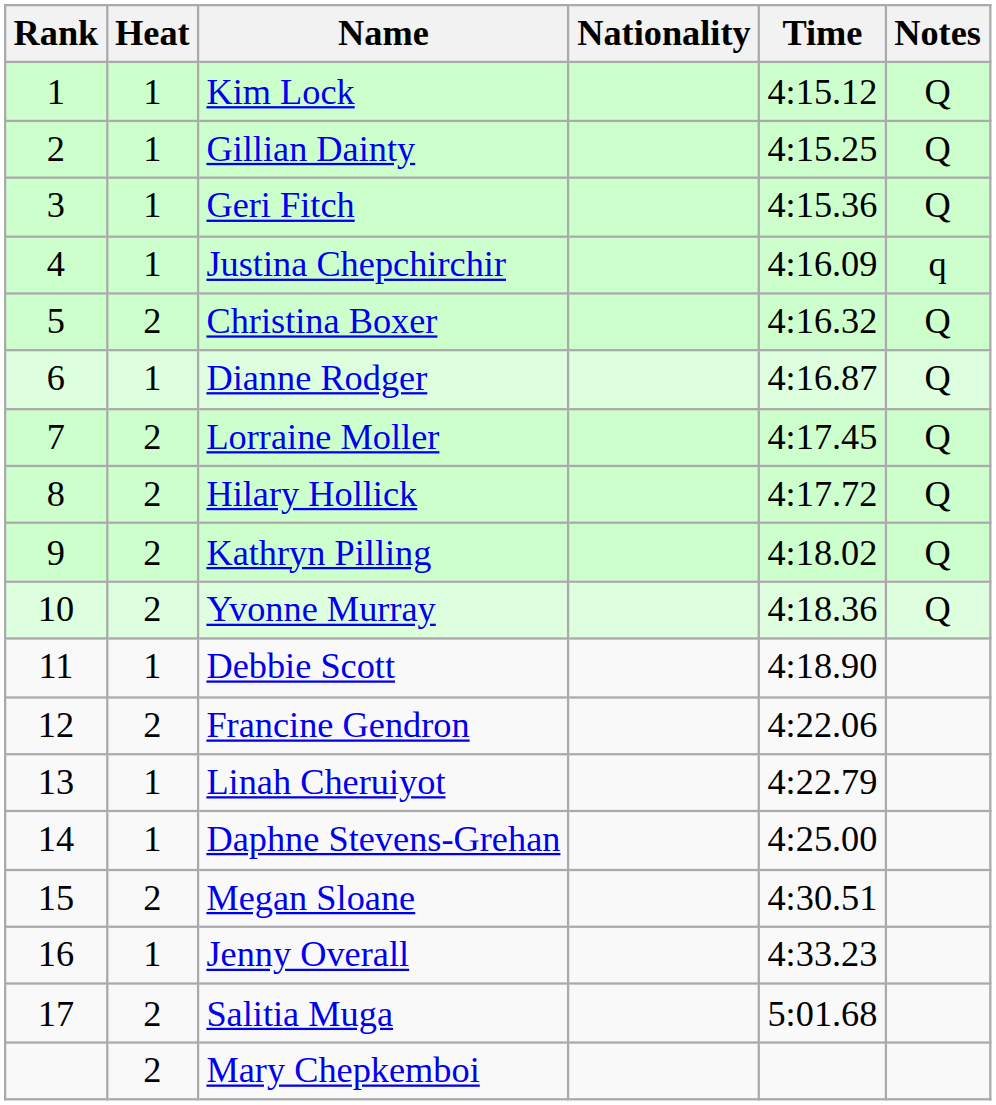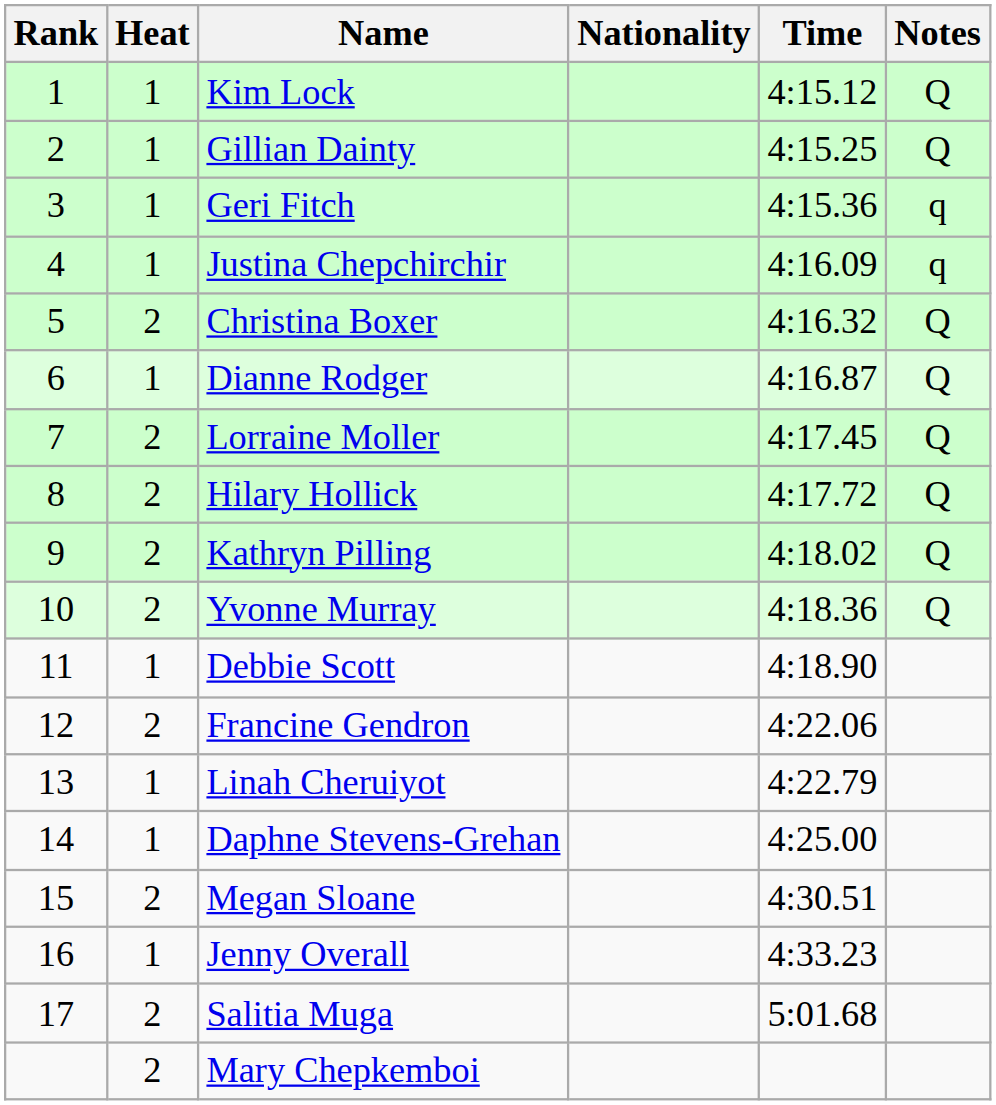(938, 206) Q -> (938, 206) q
